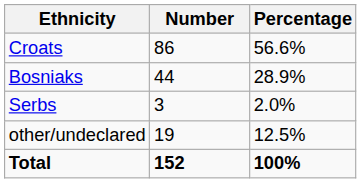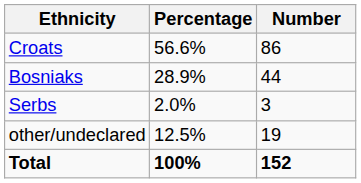columns swapped: (200, 18) <-> (303, 18)
